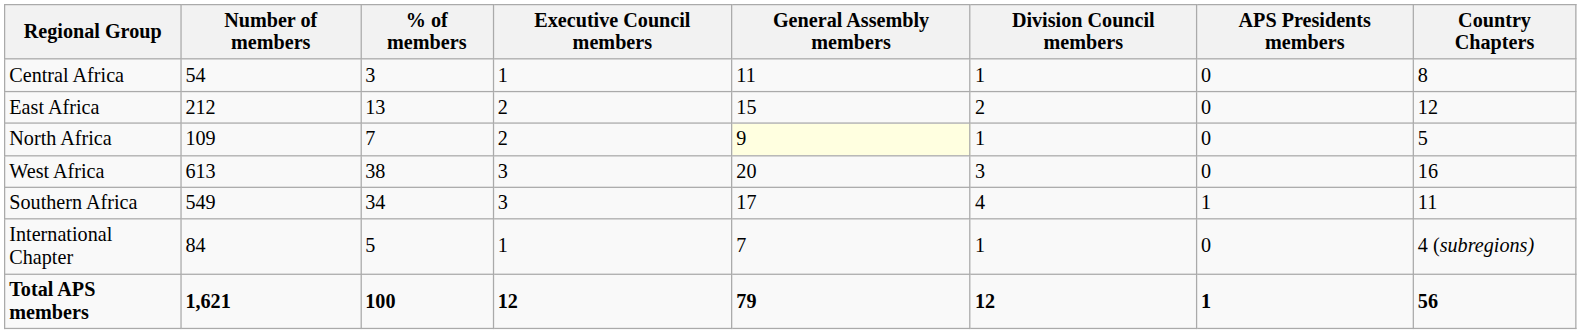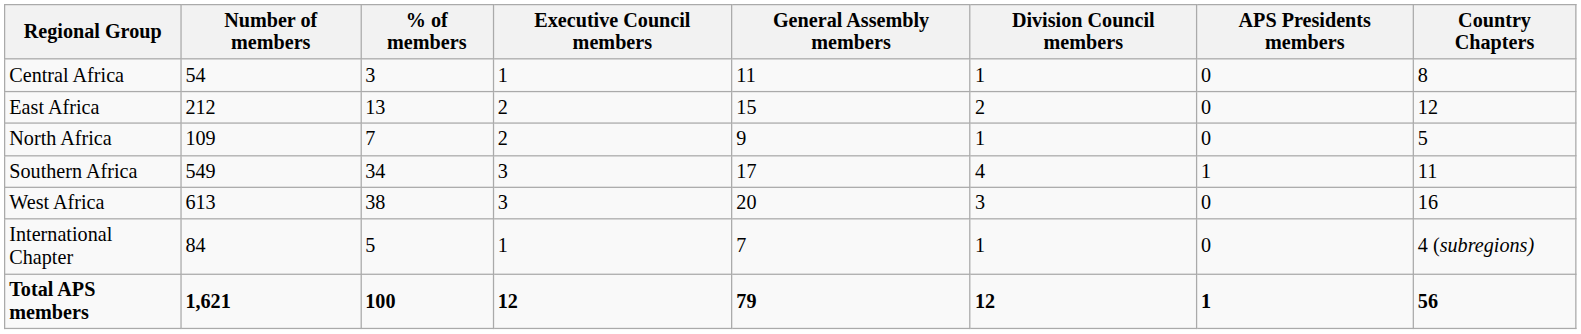(741, 139) lightyellow background -> (741, 139) no background
rows swapped: (73, 203) <-> (57, 171)
